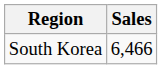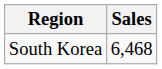(132, 48) 6,466 -> (132, 48) 6,468
